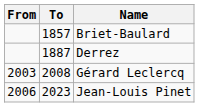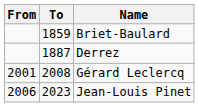(56, 34) 1857 -> (56, 34) 1859
(22, 73) 2003 -> (22, 73) 2001
